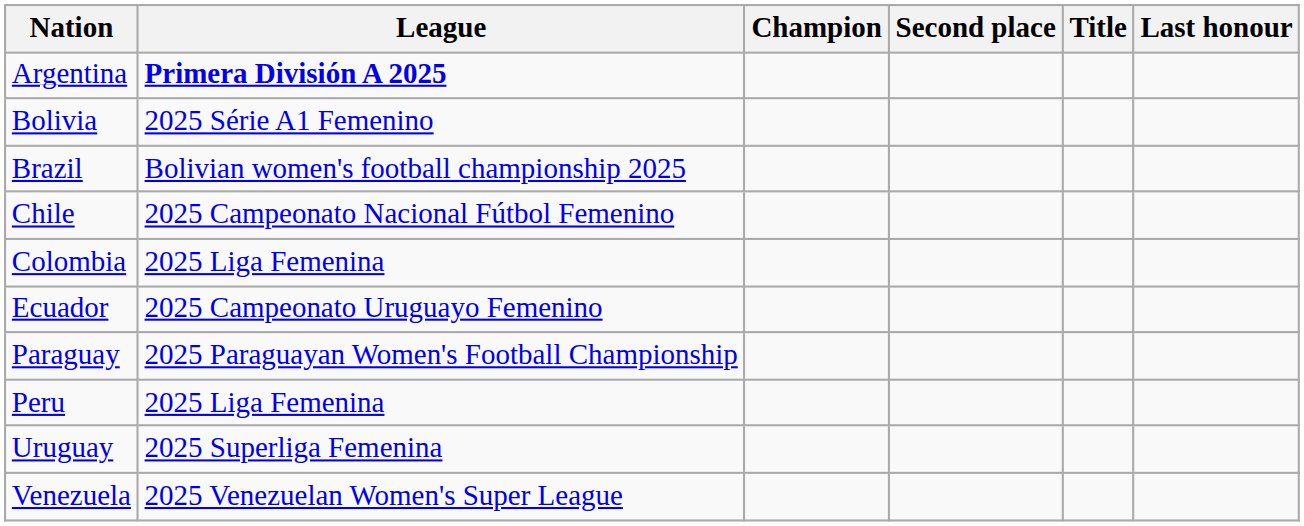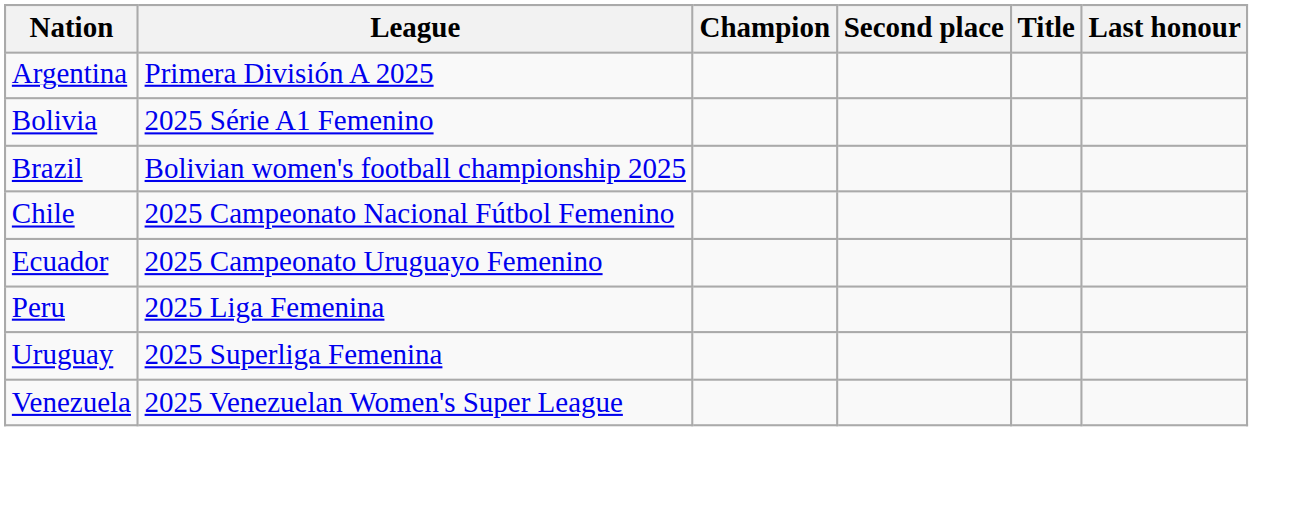(296, 74) bold -> (289, 74) normal
- row: (69, 261)
- row: (66, 355)
